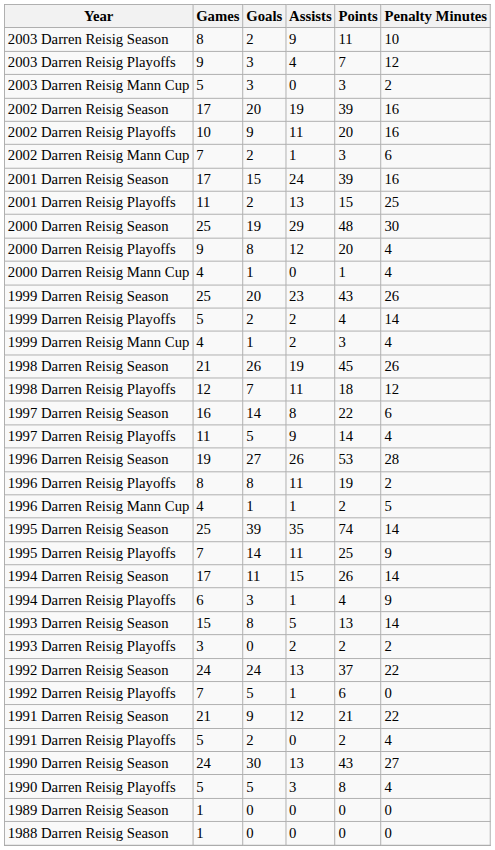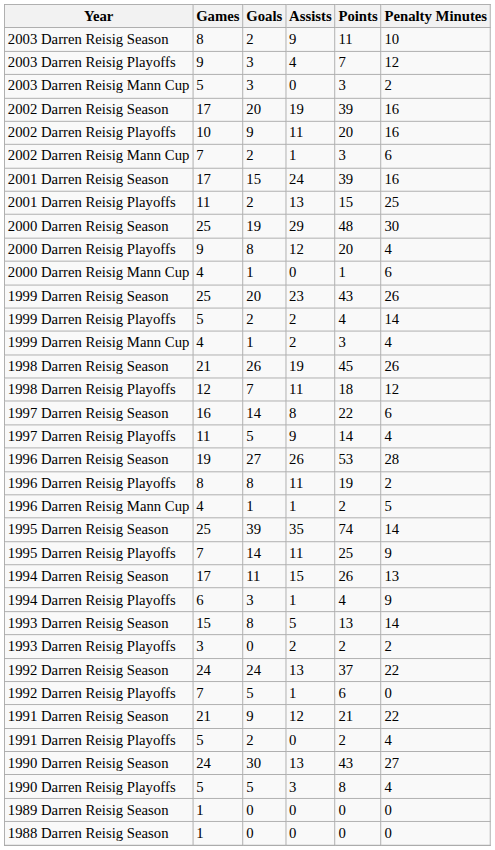(388, 272) 4 -> (388, 272) 6
(392, 576) 14 -> (392, 576) 13
